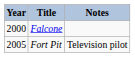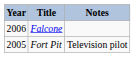(16, 28) 2000 -> (16, 28) 2006
